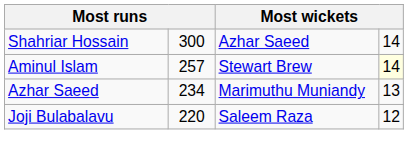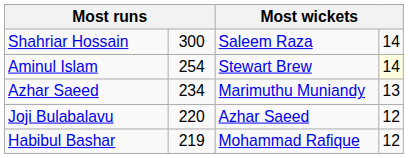(264, 41) Azhar Saeed -> (266, 41) Saleem Raza
(192, 66) 257 -> (192, 66) 254
(266, 116) Saleem Raza -> (264, 116) Azhar Saeed
+ row: (62, 141)
